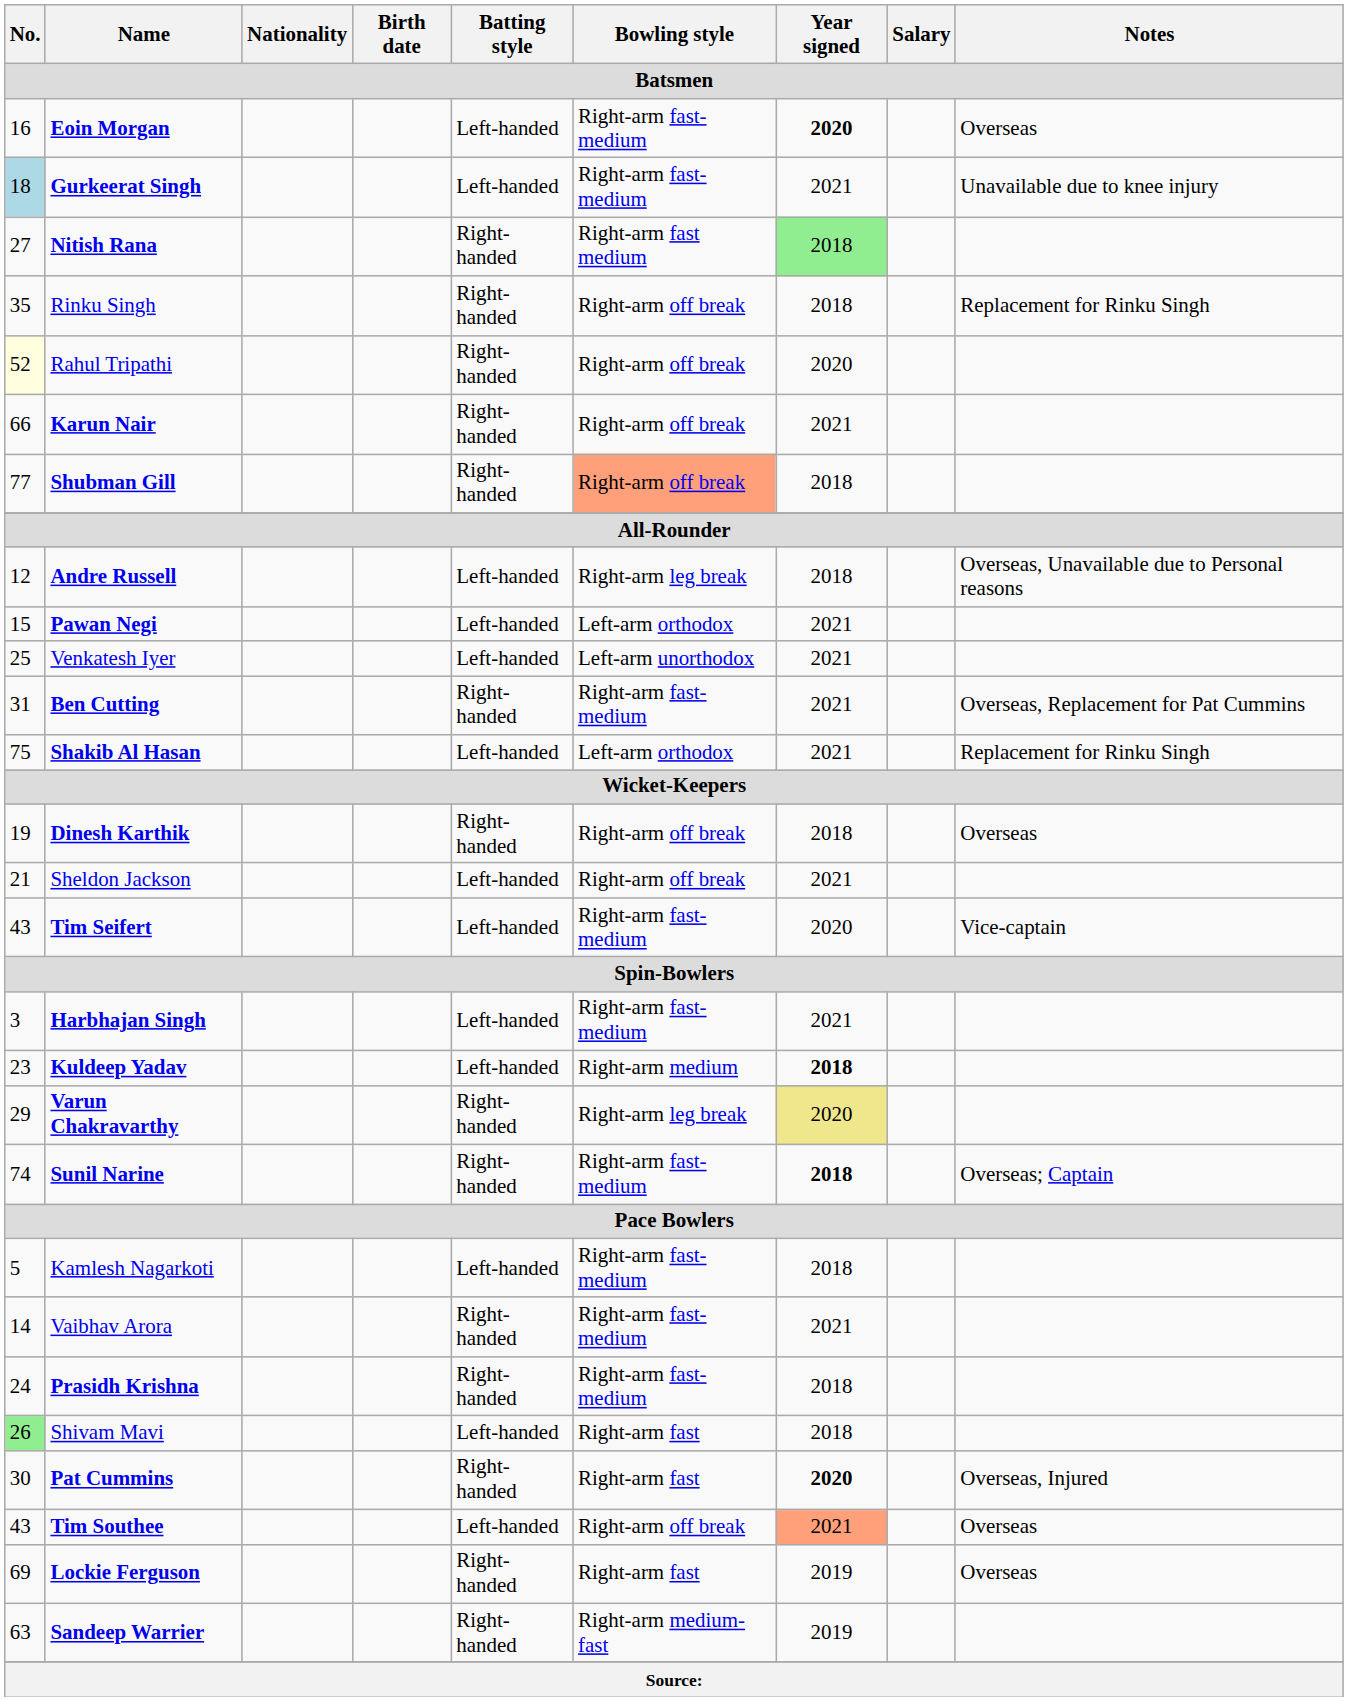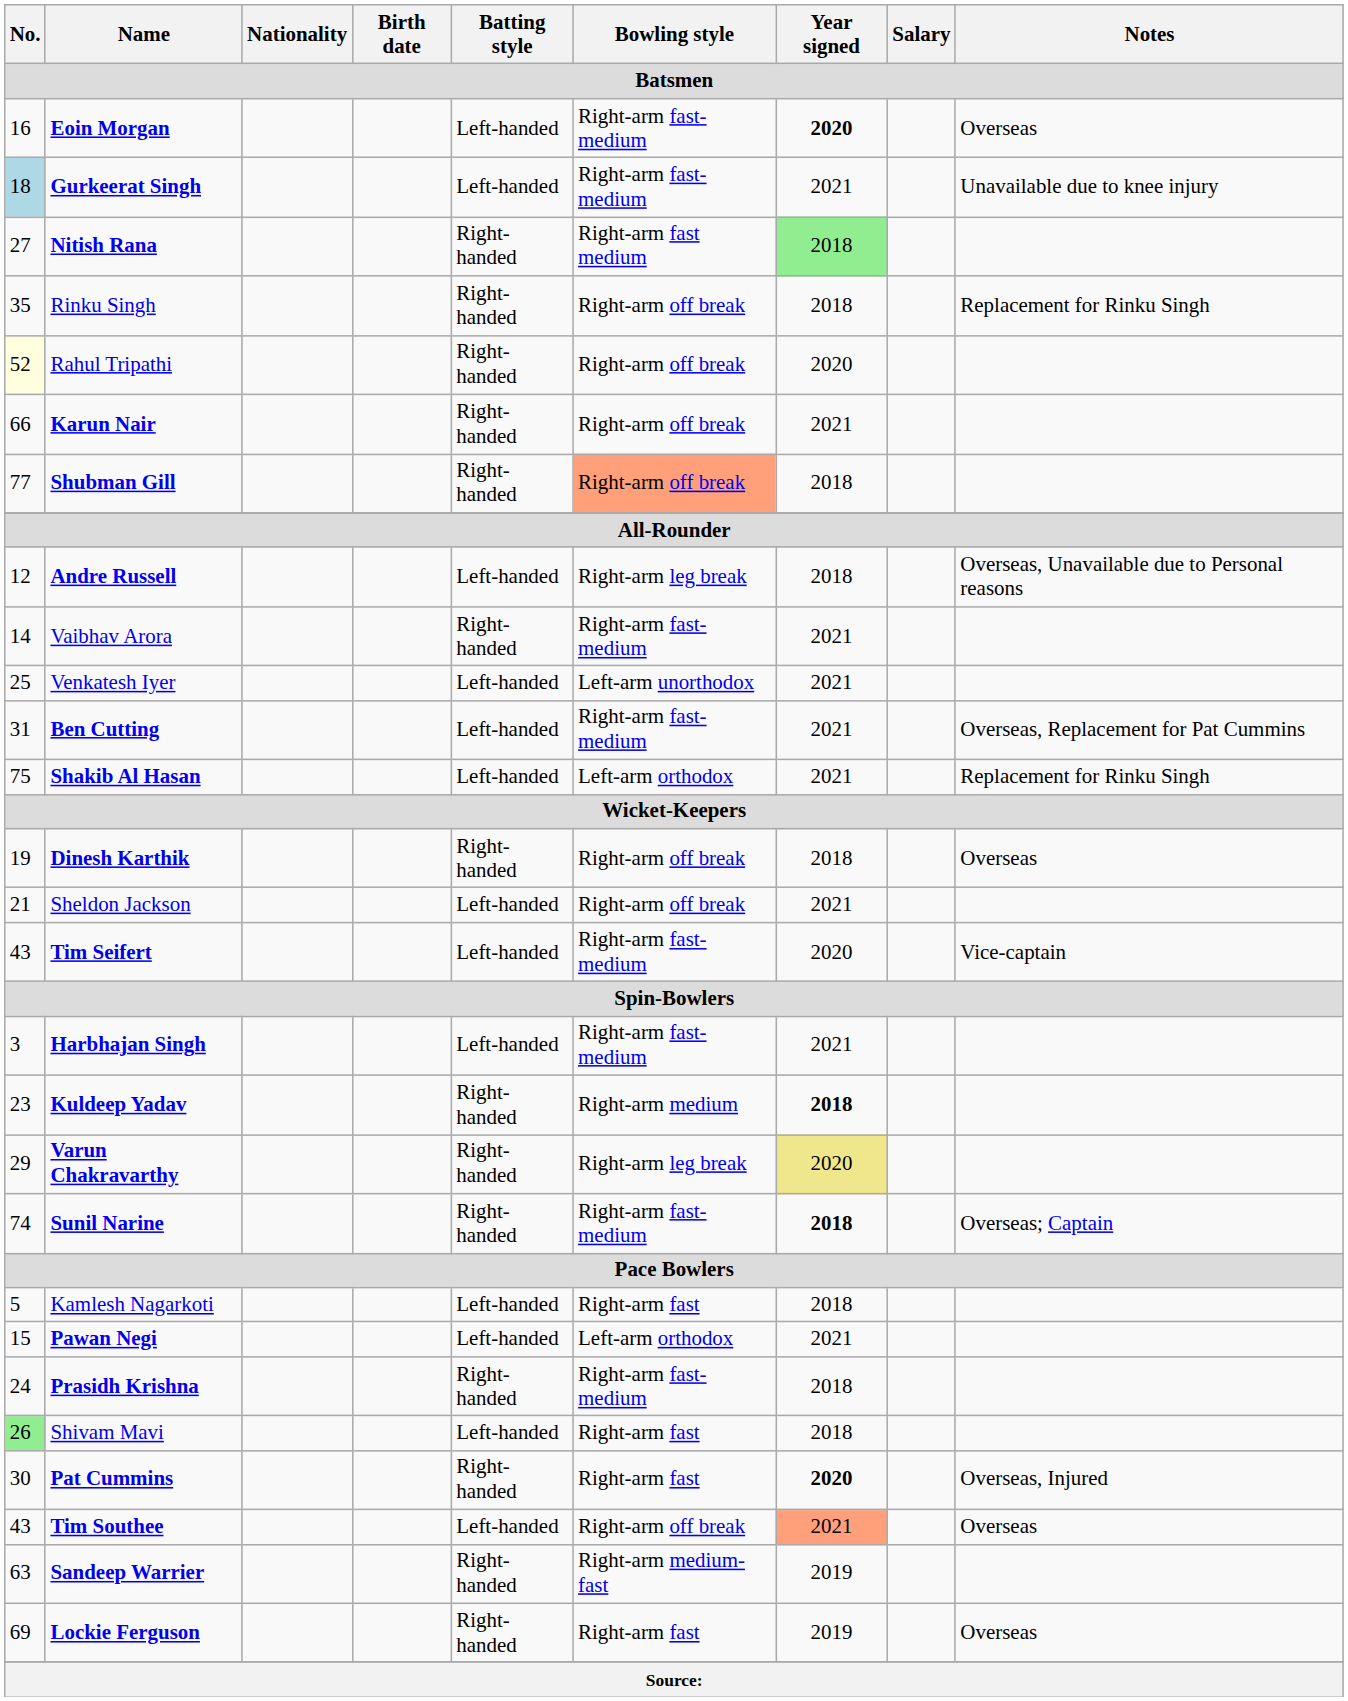rows swapped: (104, 623) <-> (111, 1326)
(487, 704) Right-handed -> (507, 729) Left-handed
(507, 1067) Left-handed -> (487, 1104) Right-handed
(642, 1267) Right-arm fast-medium -> (639, 1304) Right-arm fast
rows swapped: (127, 1632) <-> (125, 1573)
